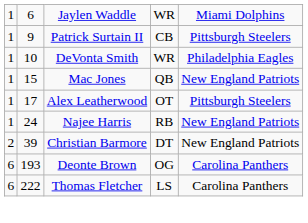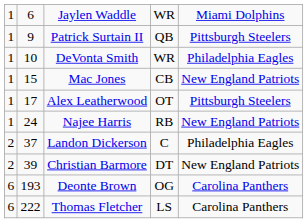(164, 36) CB -> (164, 36) QB
(164, 79) QB -> (164, 79) CB
+ row: (97, 143)
